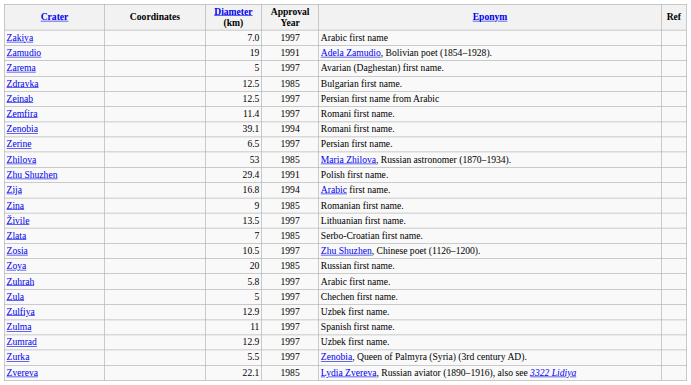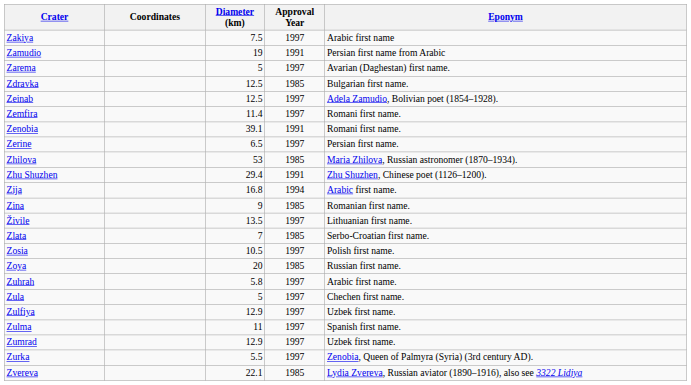- column: (674, 17)
(253, 38) 7.0 -> (256, 38) 7.5
(406, 53) Adela Zamudio, Bolivian poet (1854–1928). -> (386, 53) Persian first name from Arabic
(380, 99) Persian first name from Arabic -> (413, 99) Adela Zamudio, Bolivian poet (1854–1928).
(290, 129) 1994 -> (295, 129) 1991
(355, 175) Polish first name. -> (407, 175) Zhu Shuzhen, Chinese poet (1126–1200).
(401, 251) Zhu Shuzhen, Chinese poet (1126–1200). -> (361, 251) Polish first name.
